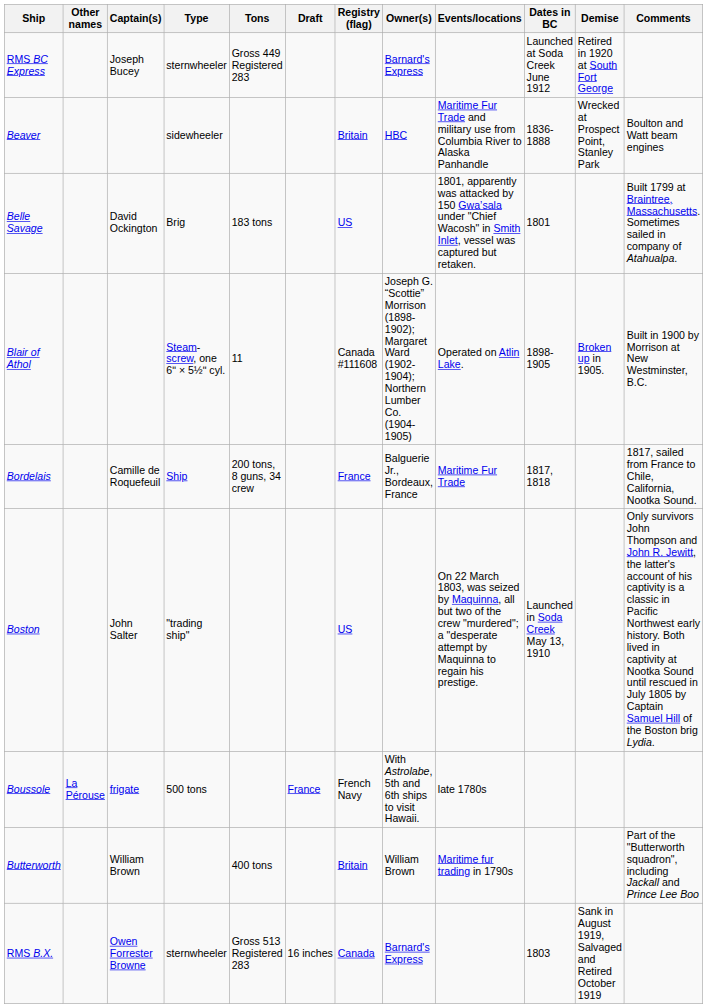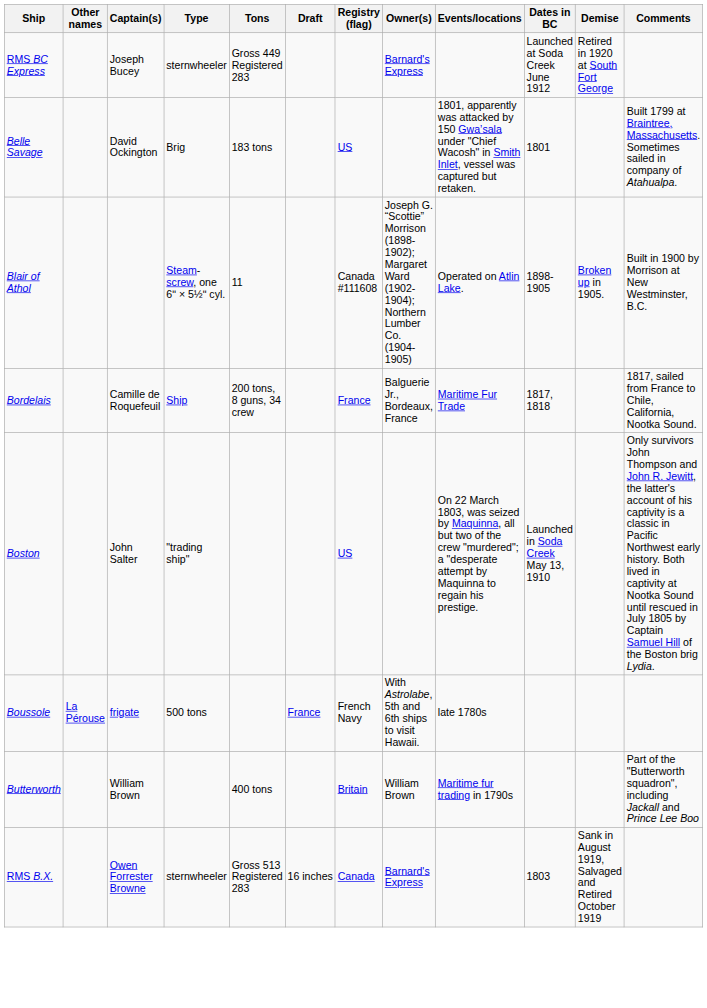- row: (23, 135)
